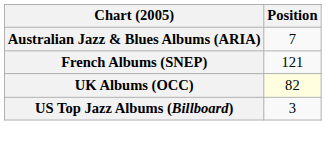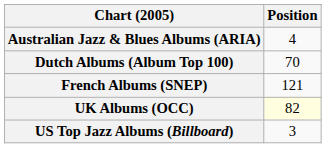(292, 39) 7 -> (292, 39) 4
+ row: (134, 62)
